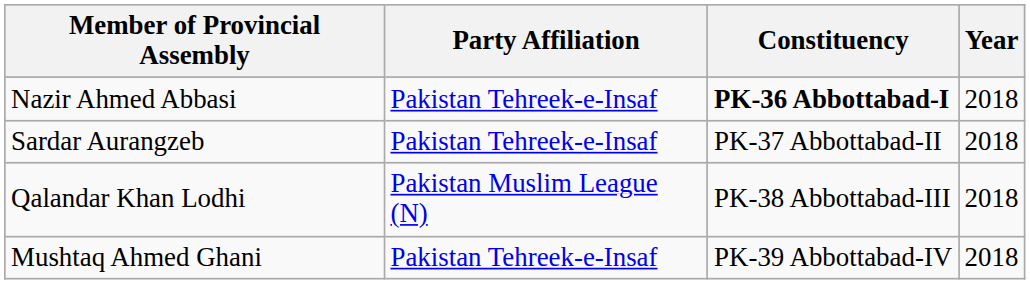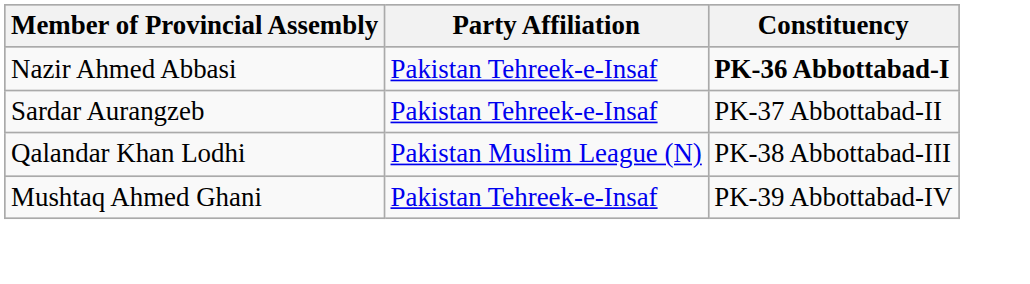- column: (992, 40)
